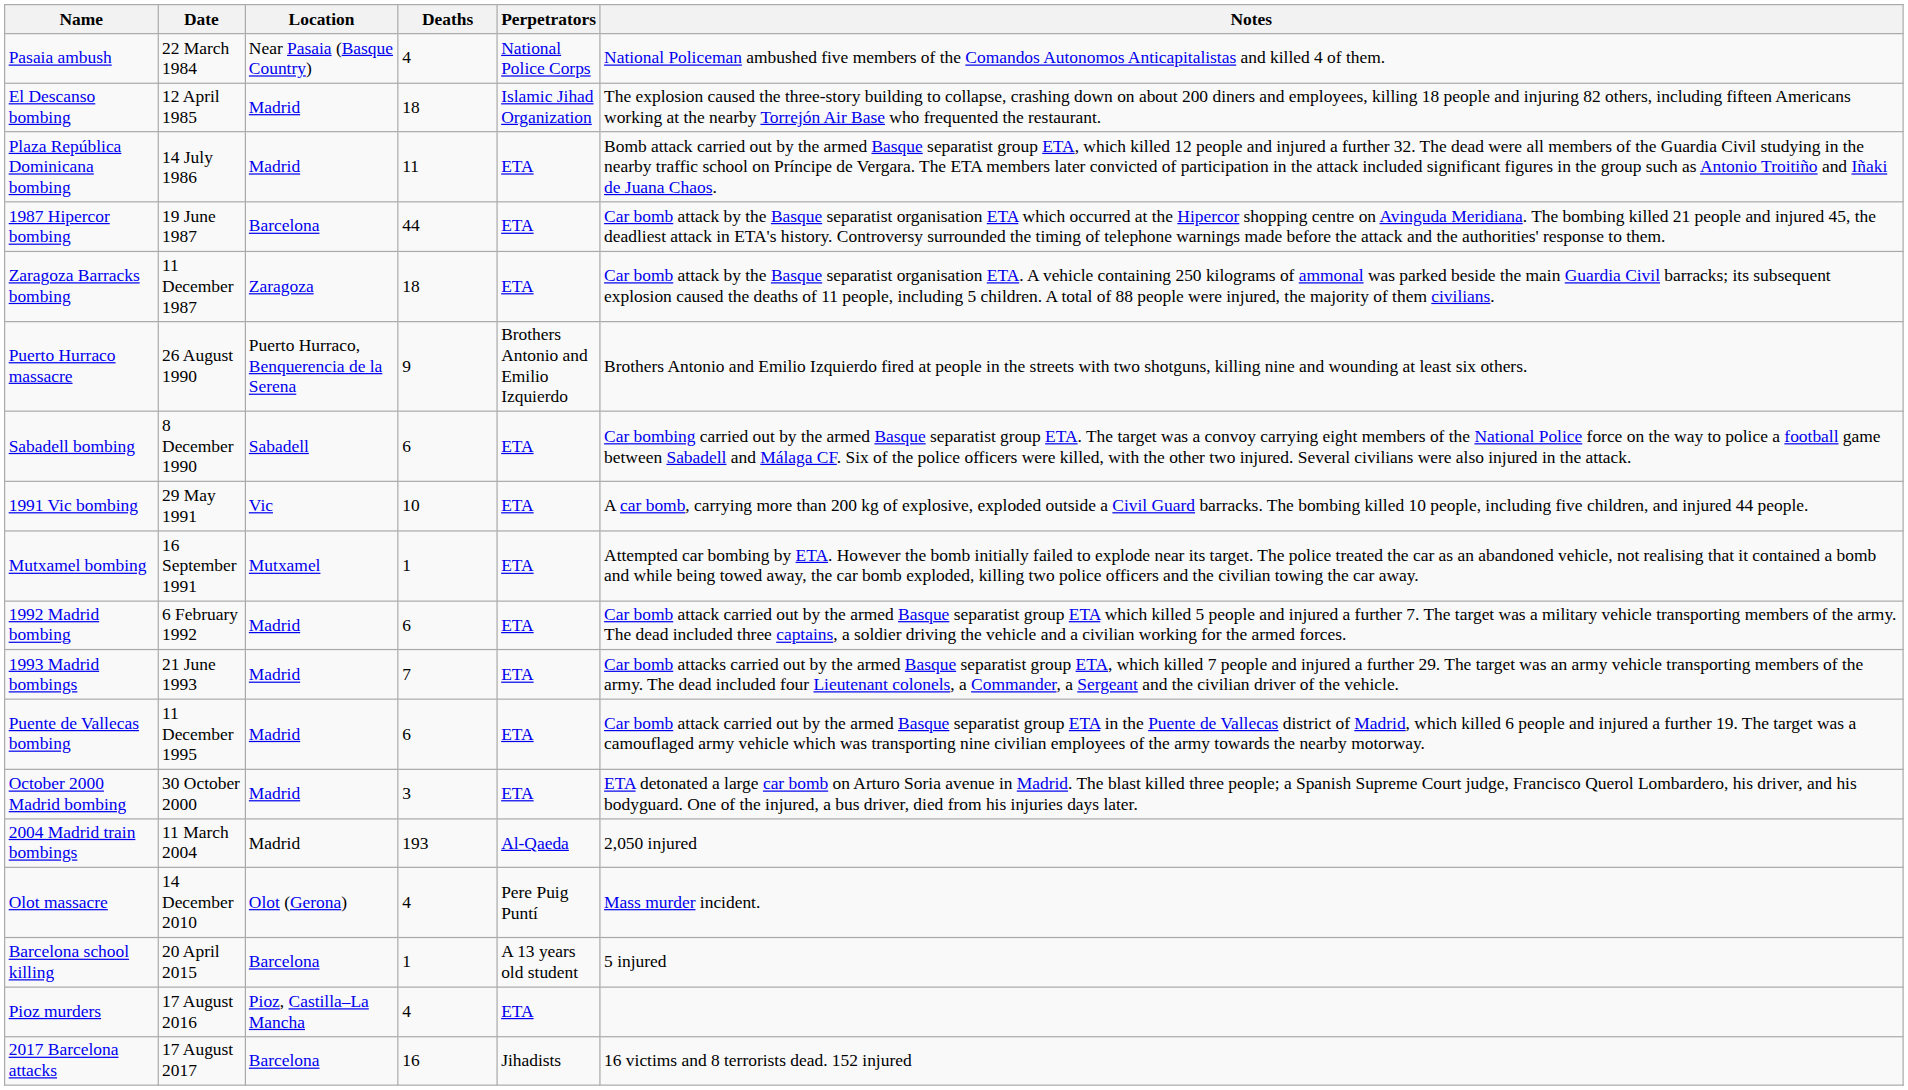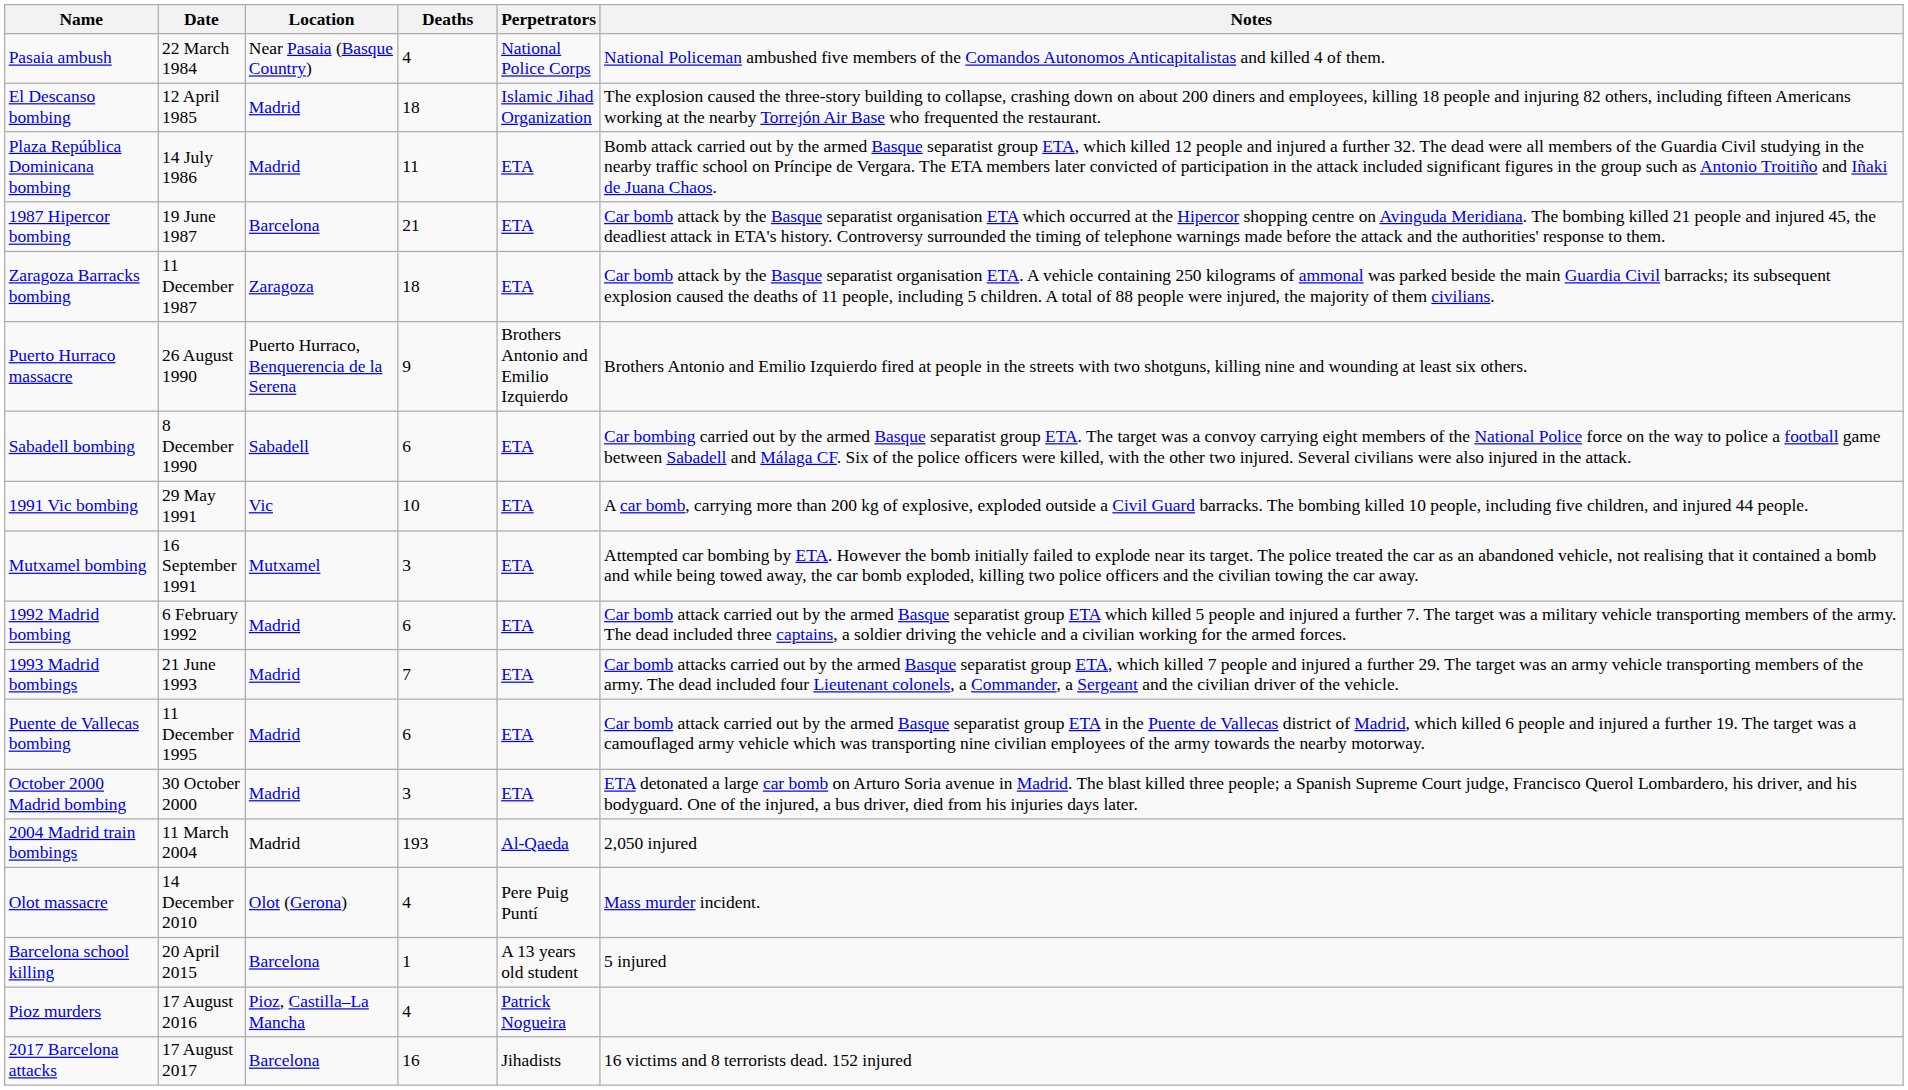(411, 226) 44 -> (411, 226) 21
(407, 565) 1 -> (407, 565) 3
(517, 1011) ETA -> (534, 1011) Patrick Nogueira
